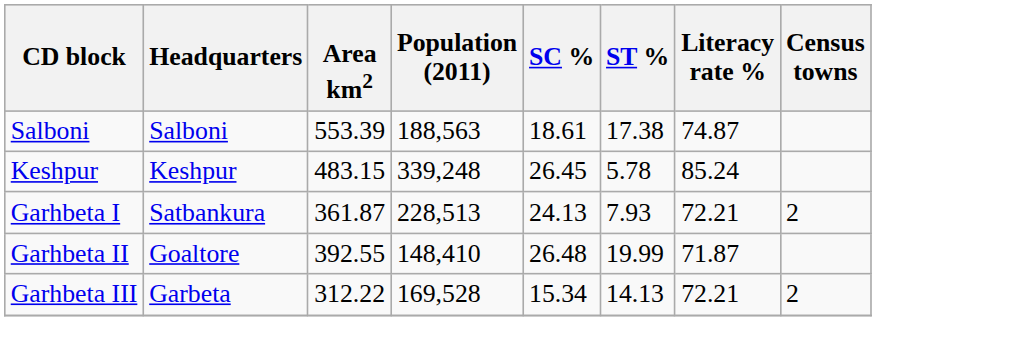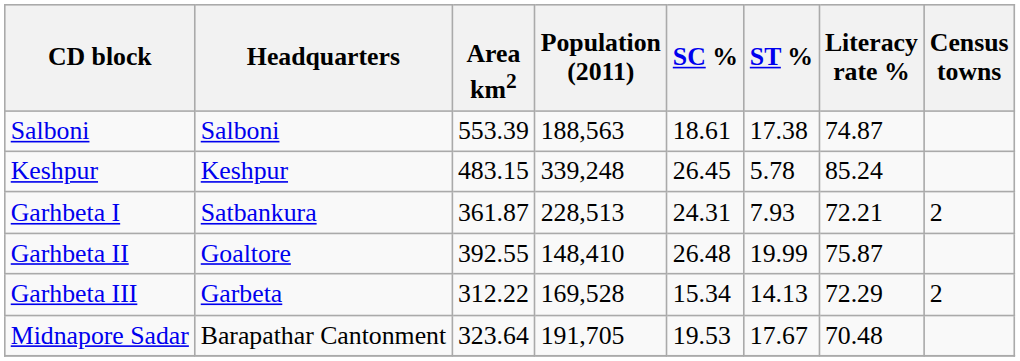(558, 212) 24.13 -> (702, 212) 24.31
(710, 253) 71.87 -> (854, 253) 75.87
(710, 294) 72.21 -> (854, 294) 72.29
+ row: (100, 334)
